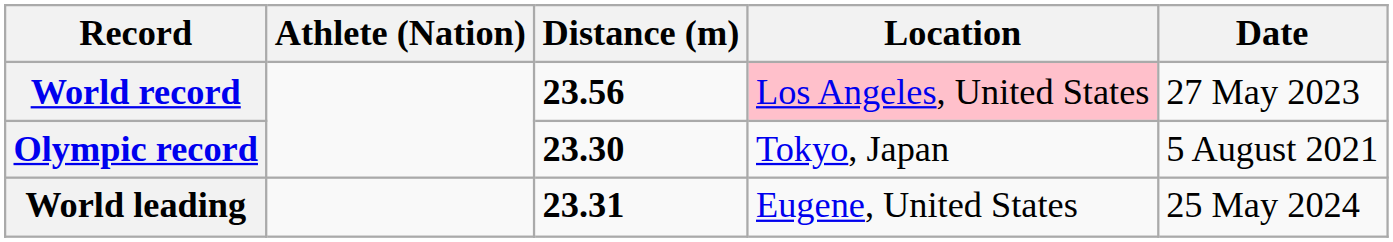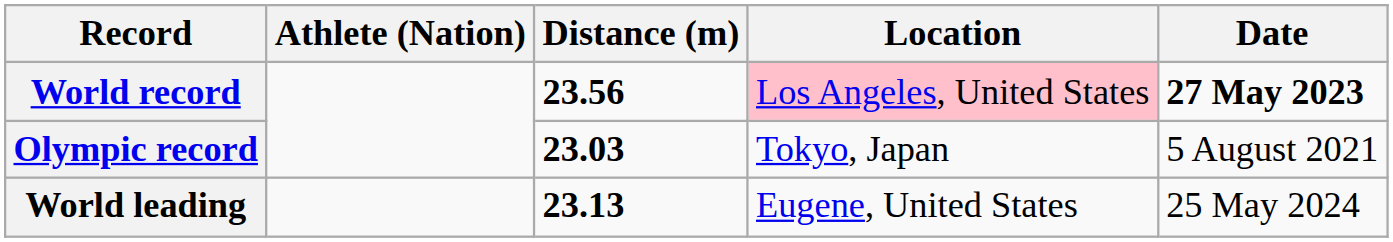(1263, 90) normal -> (1265, 90) bold
(583, 148) 23.30 -> (583, 148) 23.03
(583, 206) 23.31 -> (583, 206) 23.13
